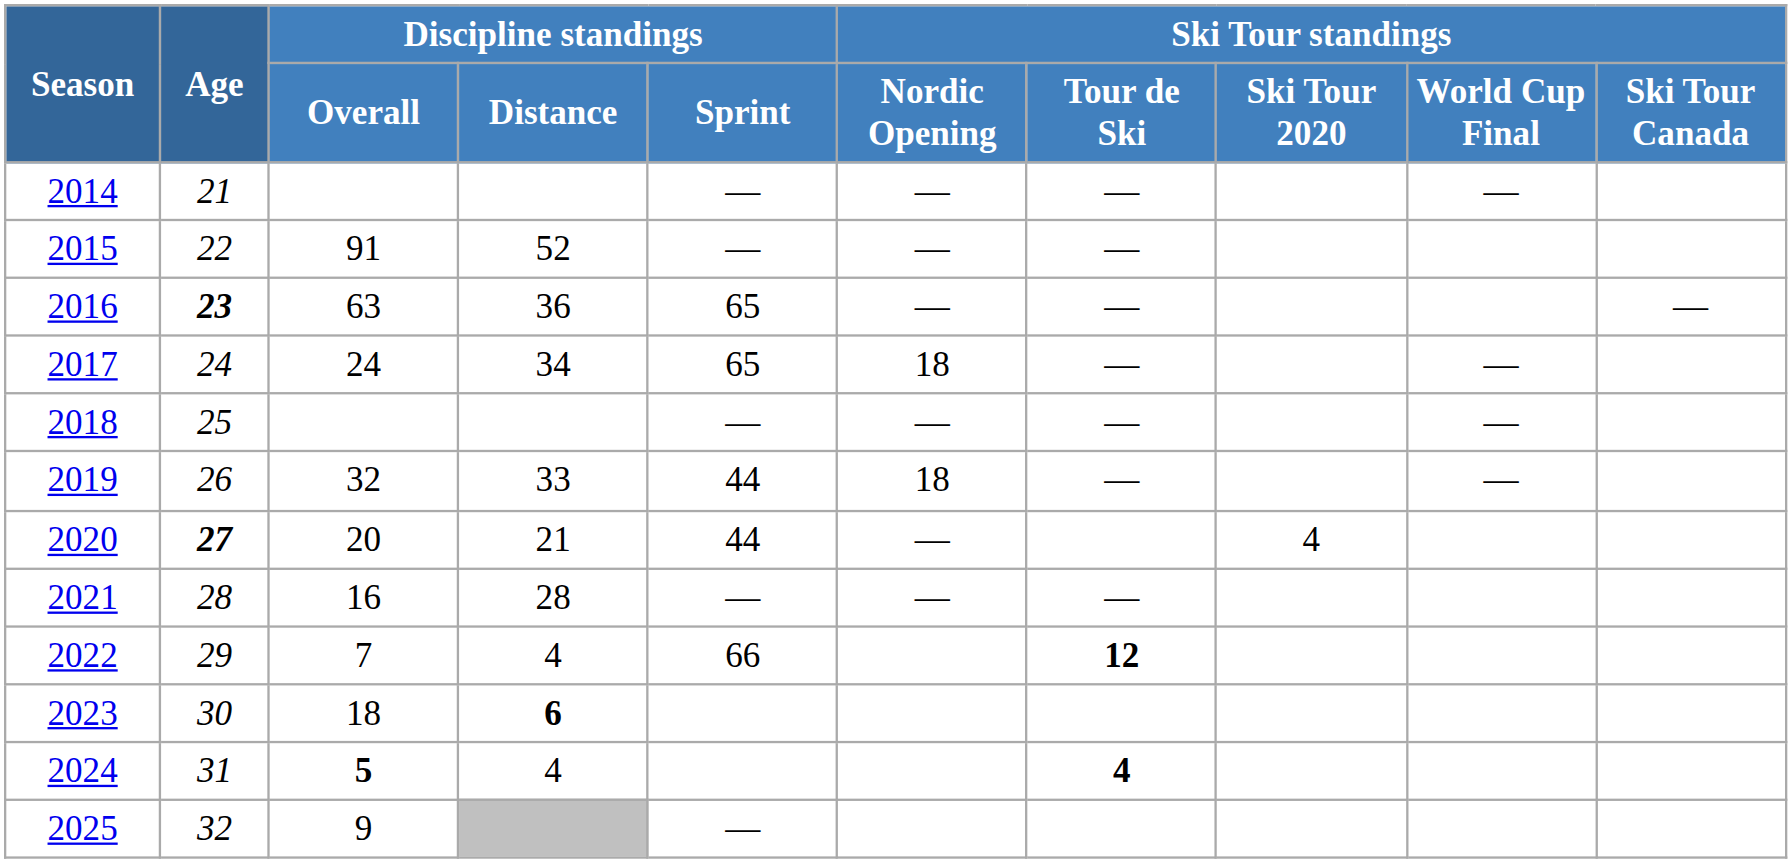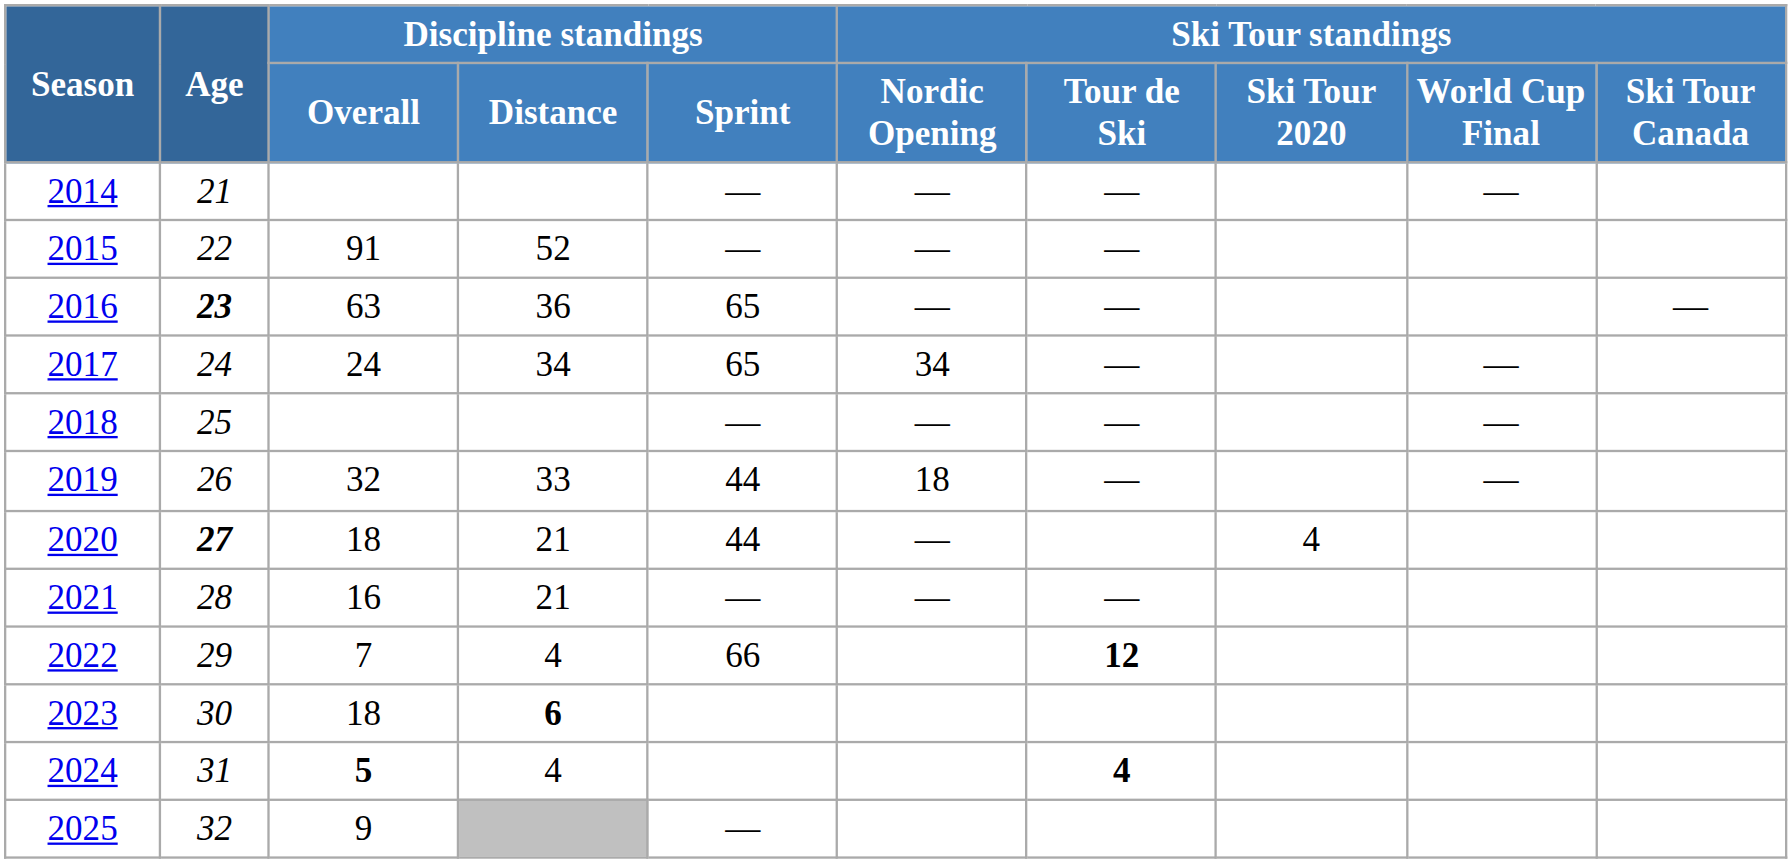(932, 364) 18 -> (932, 364) 34
(364, 538) 20 -> (364, 538) 18
(553, 596) 28 -> (553, 596) 21
